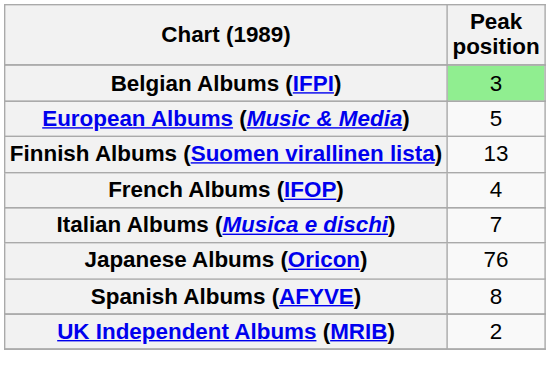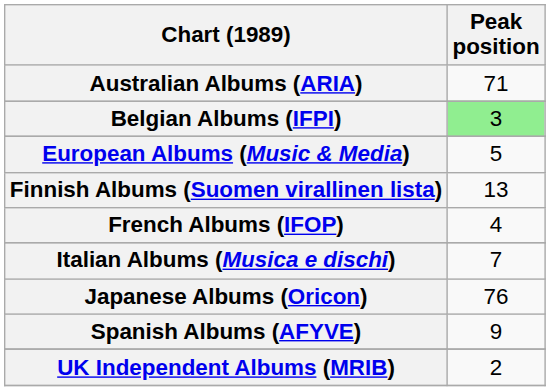+ row: (226, 82)
(496, 296) 8 -> (496, 331) 9
